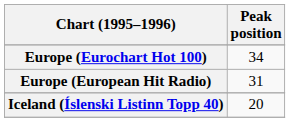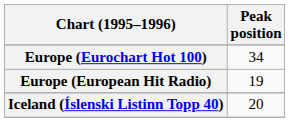(256, 81) 31 -> (256, 81) 19
